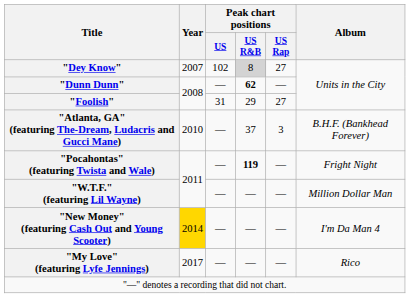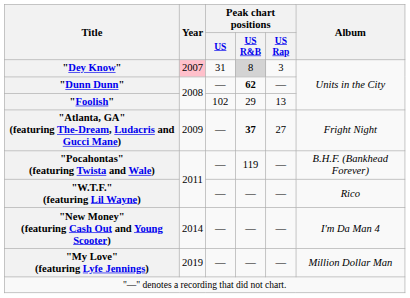(193, 68) no background -> (193, 68) pink background
(220, 68) 102 -> (220, 68) 31
(281, 68) 27 -> (281, 68) 3
(220, 101) 31 -> (220, 101) 102
(281, 101) 27 -> (281, 101) 13
(193, 130) 2010 -> (193, 130) 2009
(251, 130) normal -> (251, 130) bold
(281, 130) 3 -> (281, 130) 27
(350, 130) B.H.F. (Bankhead Forever) -> (350, 130) Fright Night
(251, 165) bold -> (251, 165) normal
(350, 165) Fright Night -> (350, 165) B.H.F. (Bankhead Forever)
(350, 193) Million Dollar Man -> (350, 193) Rico
(193, 228) gold background -> (193, 228) no background
(193, 262) 2017 -> (193, 262) 2019
(350, 262) Rico -> (350, 262) Million Dollar Man
